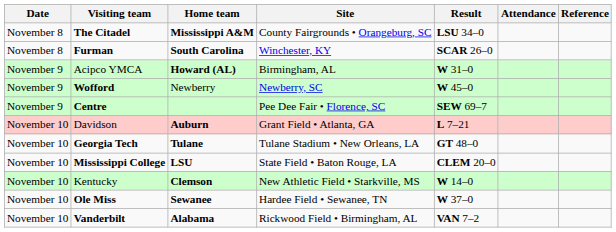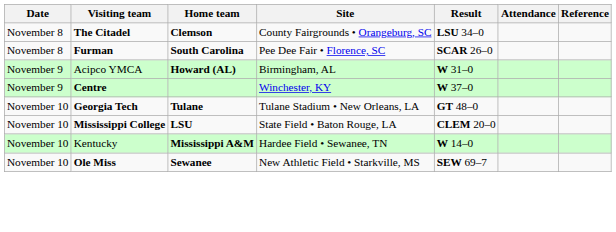(212, 32) Mississippi A&M -> (191, 32) Clemson
(295, 51) Winchester, KY -> (322, 51) Pee Dee Fair • Florence, SC
- row: (94, 88)
(322, 106) Pee Dee Fair • Florence, SC -> (295, 88) Winchester, KY
(462, 106) SEW 69–7 -> (455, 88) W 37–0
- row: (95, 125)
(191, 180) Clemson -> (212, 143) Mississippi A&M
(339, 180) New Athletic Field • Starkville, MS -> (323, 143) Hardee Field • Sewanee, TN
(323, 199) Hardee Field • Sewanee, TN -> (339, 162) New Athletic Field • Starkville, MS
(455, 199) W 37–0 -> (462, 162) SEW 69–7
- row: (99, 217)
